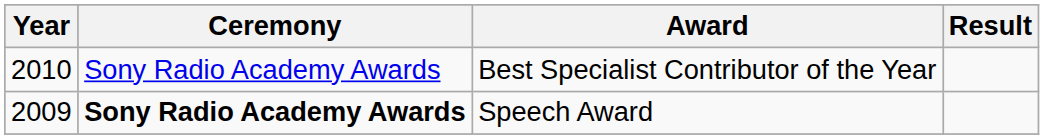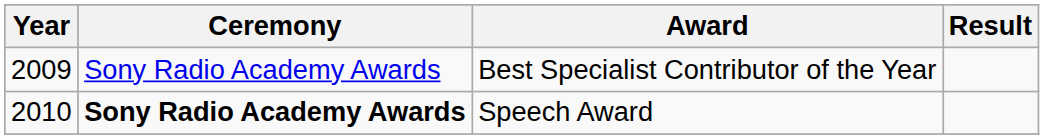(41, 69) 2010 -> (41, 69) 2009
(41, 112) 2009 -> (41, 112) 2010
